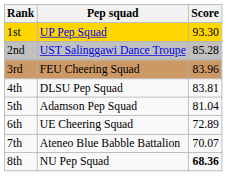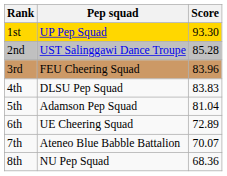(206, 87) 83.81 -> (206, 87) 83.83
(206, 161) bold -> (206, 161) normal
